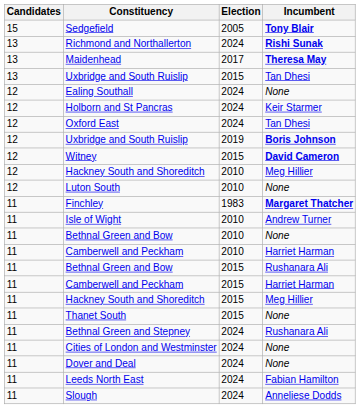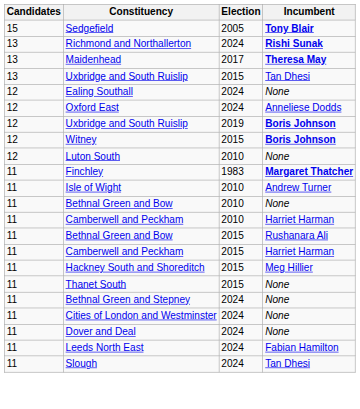- row: (119, 108)
(288, 124) Tan Dhesi -> (303, 108) Anneliese Dodds
(302, 156) David Cameron -> (300, 140) Boris Johnson
- row: (135, 172)
(297, 332) Rushanara Ali -> (277, 300) None
(303, 396) Anneliese Dodds -> (288, 364) Tan Dhesi
